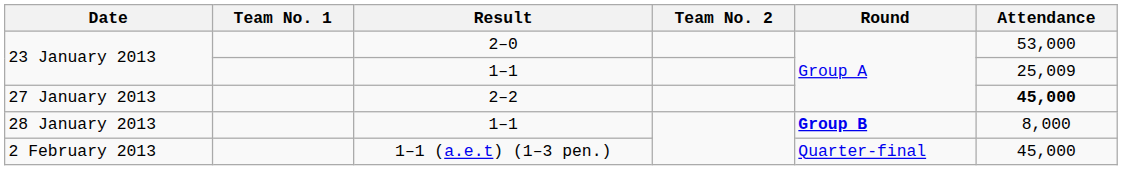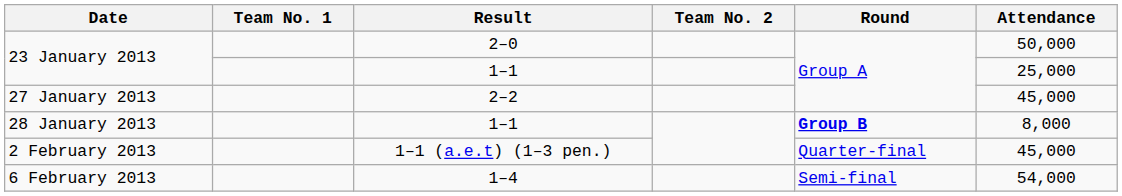(1046, 45) 53,000 -> (1046, 45) 50,000
(1046, 71) 25,009 -> (1046, 71) 25,000
(1046, 98) bold -> (1046, 98) normal
+ row: (82, 178)
